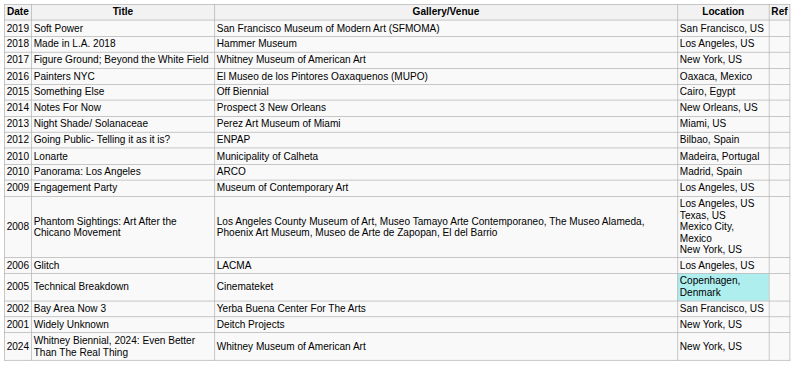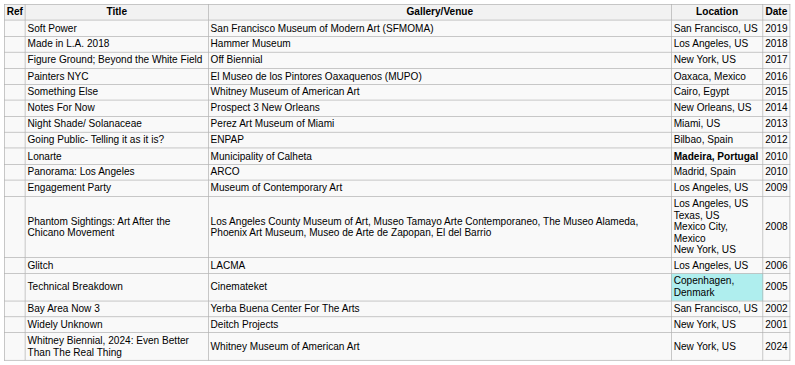columns swapped: (18, 12) <-> (779, 12)
(291, 60) Whitney Museum of American Art -> (237, 60) Off Biennial
(243, 92) Off Biennial -> (285, 92) Whitney Museum of American Art
(720, 156) normal -> (716, 156) bold
